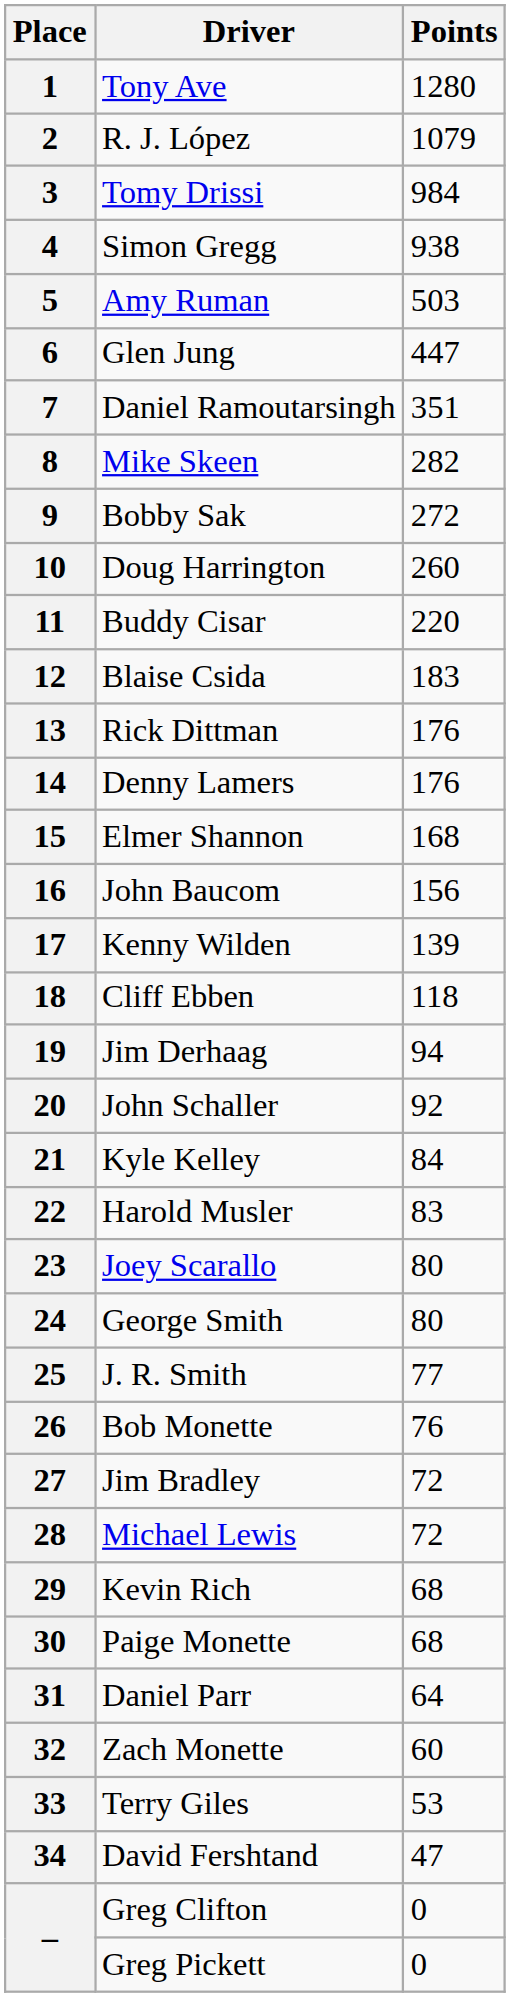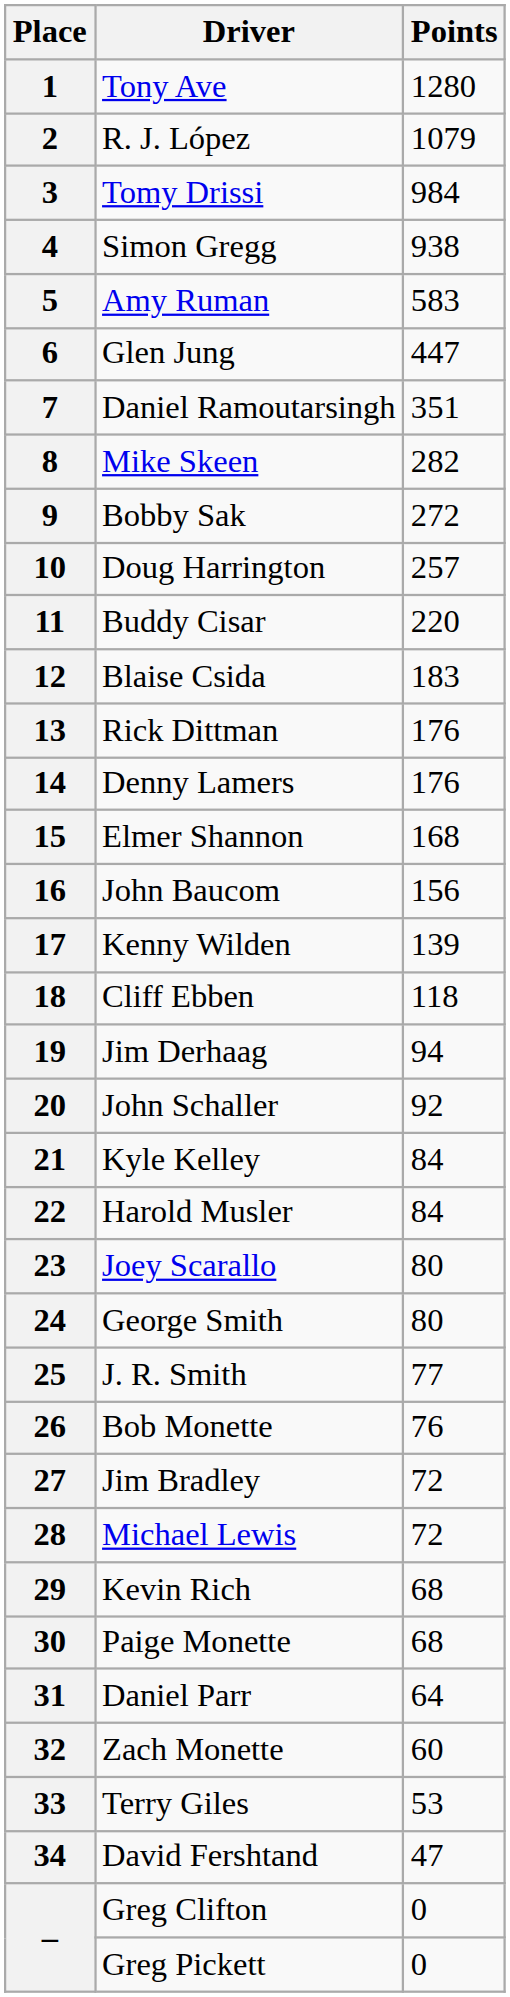(435, 300) 503 -> (435, 300) 583
(435, 568) 260 -> (435, 568) 257
(427, 1212) 83 -> (427, 1212) 84
